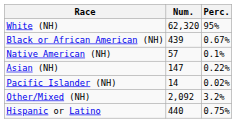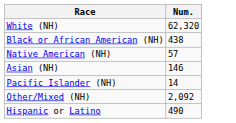- column: (217, 11)
(176, 40) 439 -> (176, 40) 438
(176, 68) 147 -> (176, 68) 146
(176, 111) 440 -> (176, 111) 490
